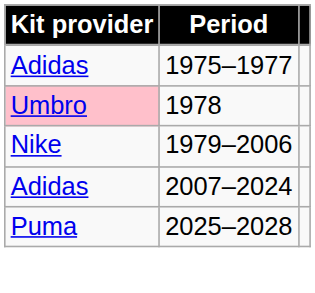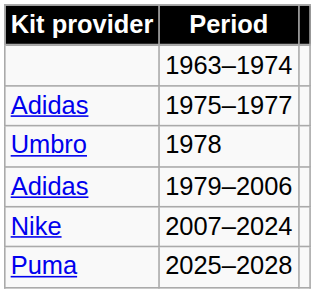+ row: (229, 65)
(49, 105) pink background -> (49, 145) no background
(36, 145) Nike -> (50, 186) Adidas
(50, 186) Adidas -> (36, 226) Nike
